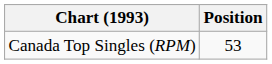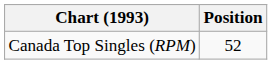(233, 45) 53 -> (233, 45) 52
